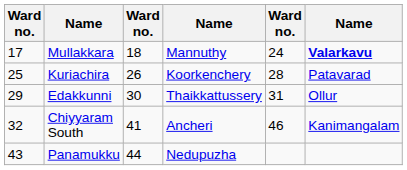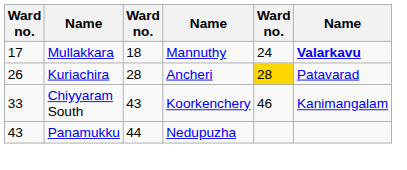(15, 74) 25 -> (15, 74) 26
(134, 74) 26 -> (134, 74) 28
(208, 74) Koorkenchery -> (189, 74) Ancheri
(276, 74) no background -> (265, 74) gold background
- row: (80, 96)
(15, 125) 32 -> (15, 103) 33
(134, 125) 41 -> (134, 103) 43
(189, 125) Ancheri -> (208, 103) Koorkenchery
